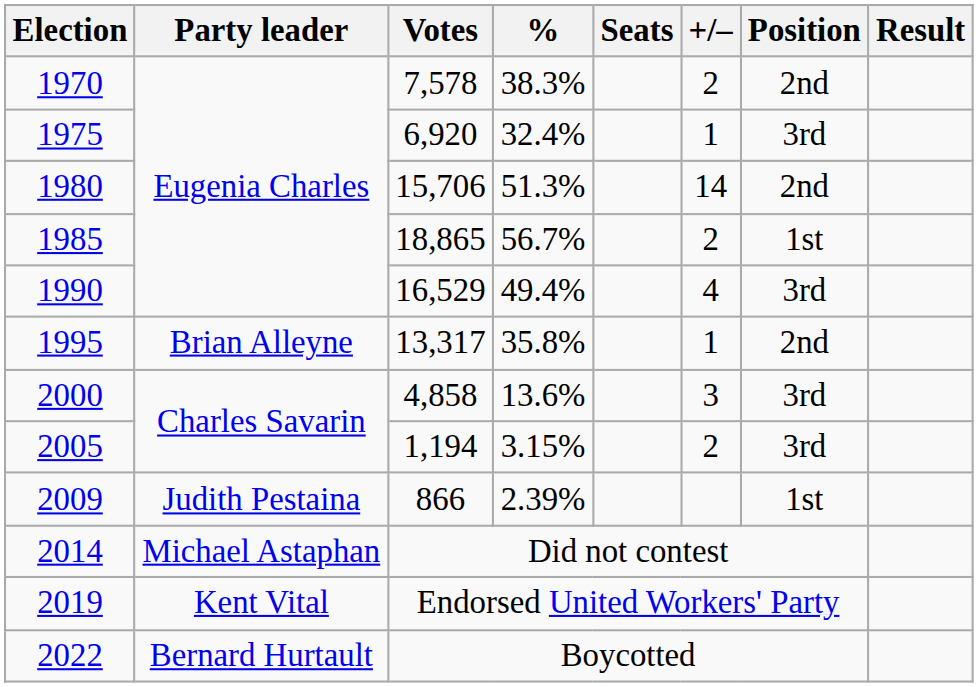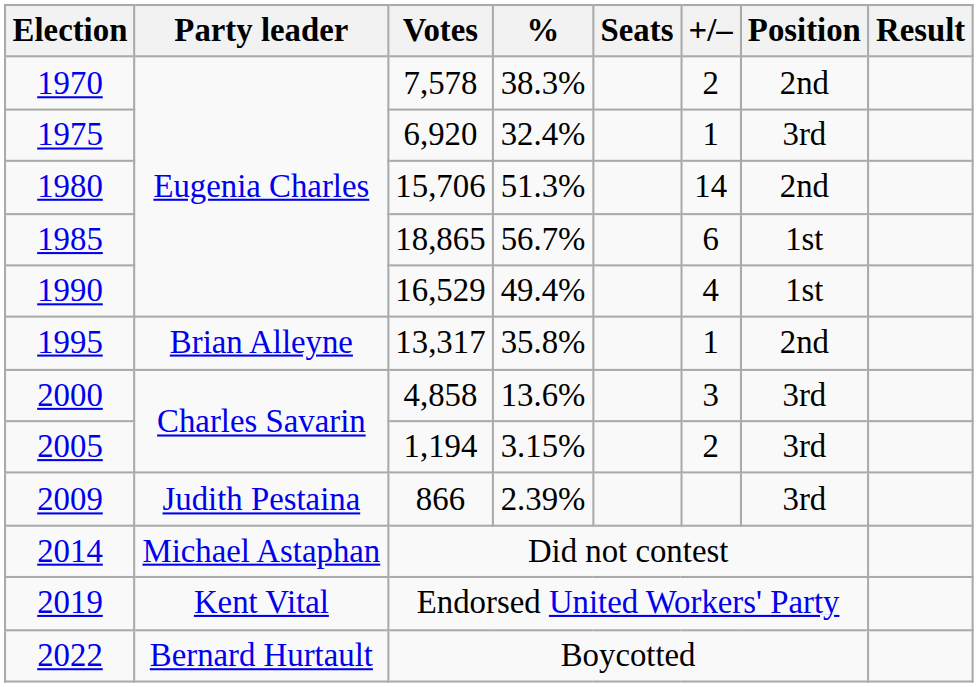(711, 238) 2 -> (711, 238) 6
(804, 290) 3rd -> (804, 290) 1st
(804, 498) 1st -> (804, 498) 3rd
